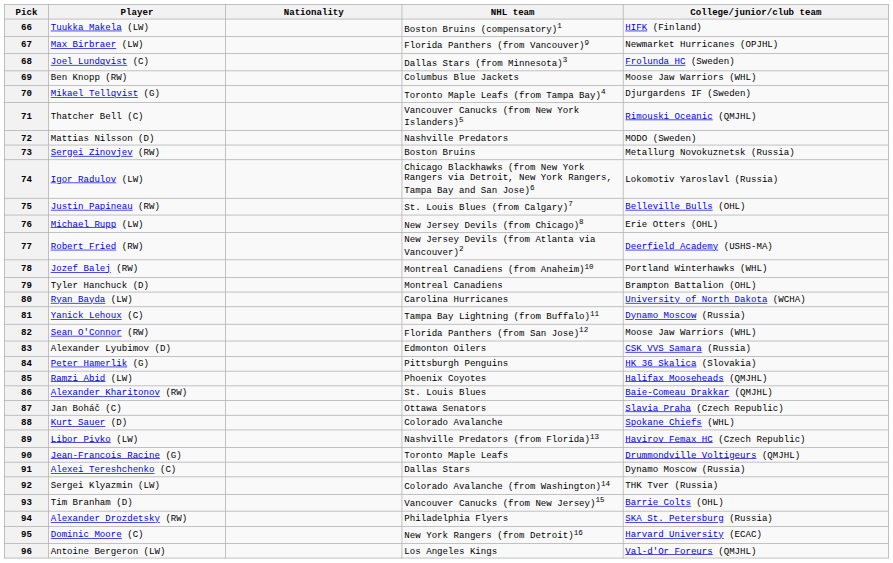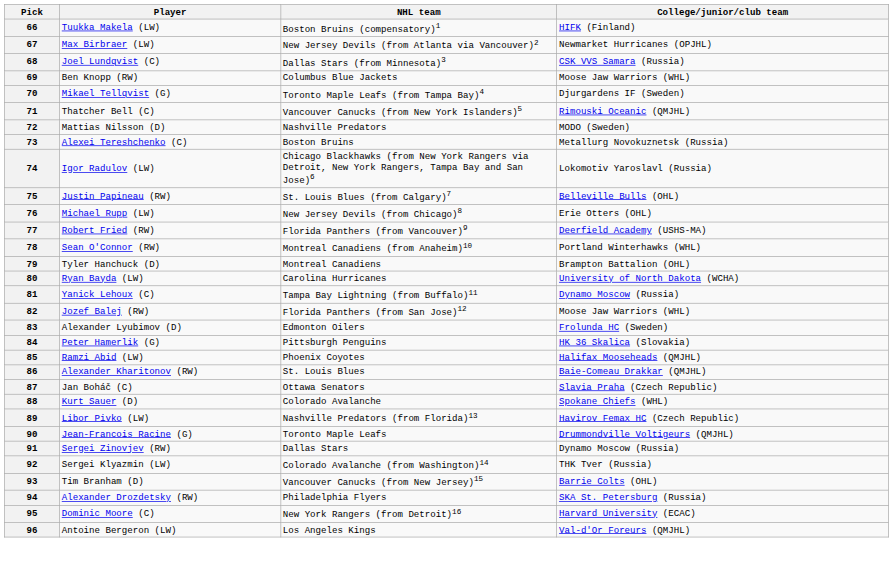- column: (314, 12)
(497, 45) Florida Panthers (from Vancouver)9 -> (411, 45) New Jersey Devils (from Atlanta via Vancouver)2
(680, 62) Frolunda HC (Sweden) -> (622, 62) CSK VVS Samara (Russia)
(105, 153) Sergei Zinovjev (RW) -> (125, 142) Alexei Tereshchenko (C)
(500, 246) New Jersey Devils (from Atlanta via Vancouver)2 -> (375, 231) Florida Panthers (from Vancouver)9
(94, 269) Jozef Balej (RW) -> (111, 248) Sean O'Connor (RW)
(100, 333) Sean O'Connor (RW) -> (105, 312) Jozef Balej (RW)
(688, 349) CSK VVS Samara (Russia) -> (614, 328) Frolunda HC (Sweden)
(114, 470) Alexei Tereshchenko (C) -> (116, 449) Sergei Zinovjev (RW)
